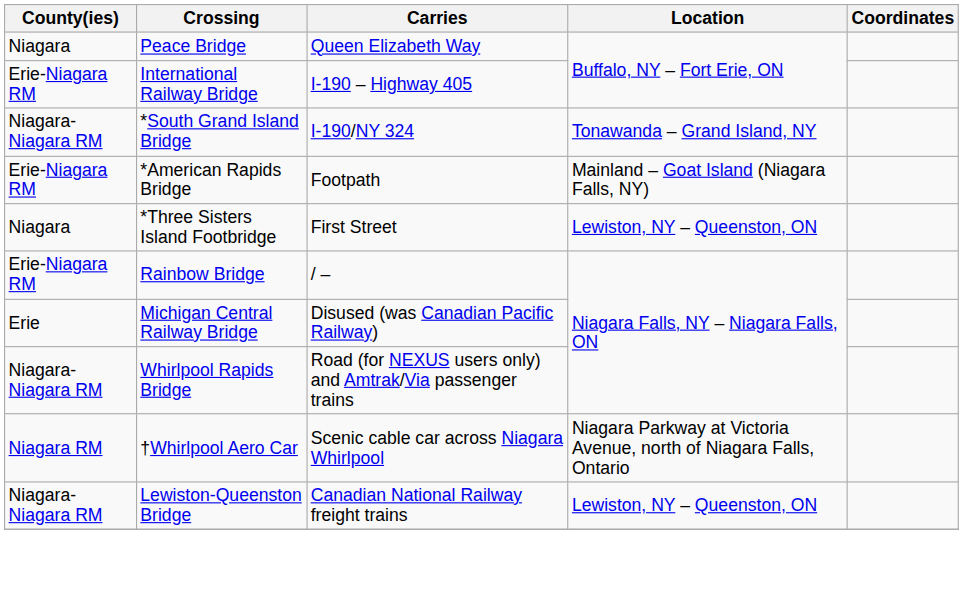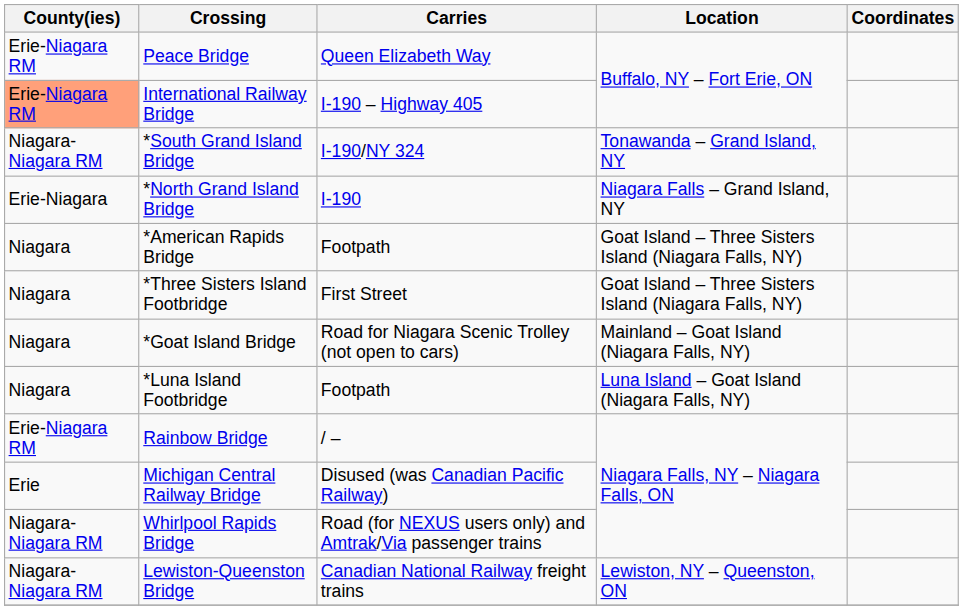(39, 46) Niagara -> (58, 56) Erie-Niagara RM
(58, 84) no background -> (58, 103) lightsalmon background
+ row: (221, 199)
(58, 179) Erie-Niagara RM -> (39, 247) Niagara
(699, 179) Mainland – Goat Island (Niagara Falls, NY) -> (708, 247) Goat Island – Three Sisters Island (Niagara Falls, NY)
(695, 227) Lewiston, NY – Queenston, ON -> (708, 294) Goat Island – Three Sisters Island (Niagara Falls, NY)
+ row: (220, 342)
+ row: (192, 390)
- row: (219, 447)
